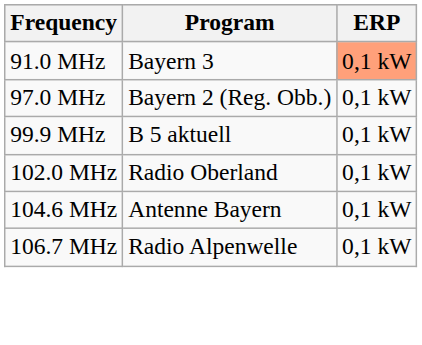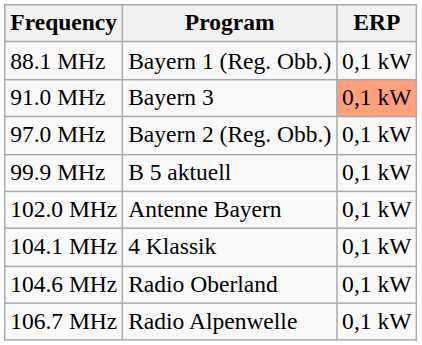+ row: (58, 60)
(203, 172) Radio Oberland -> (205, 209) Antenne Bayern
+ row: (64, 246)
(205, 209) Antenne Bayern -> (203, 284) Radio Oberland
